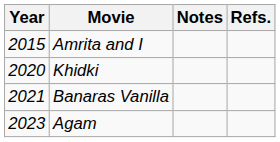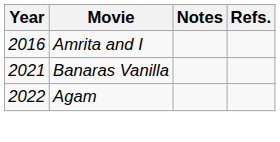(27, 44) 2015 -> (27, 44) 2016
- row: (76, 70)
(27, 123) 2023 -> (27, 96) 2022
